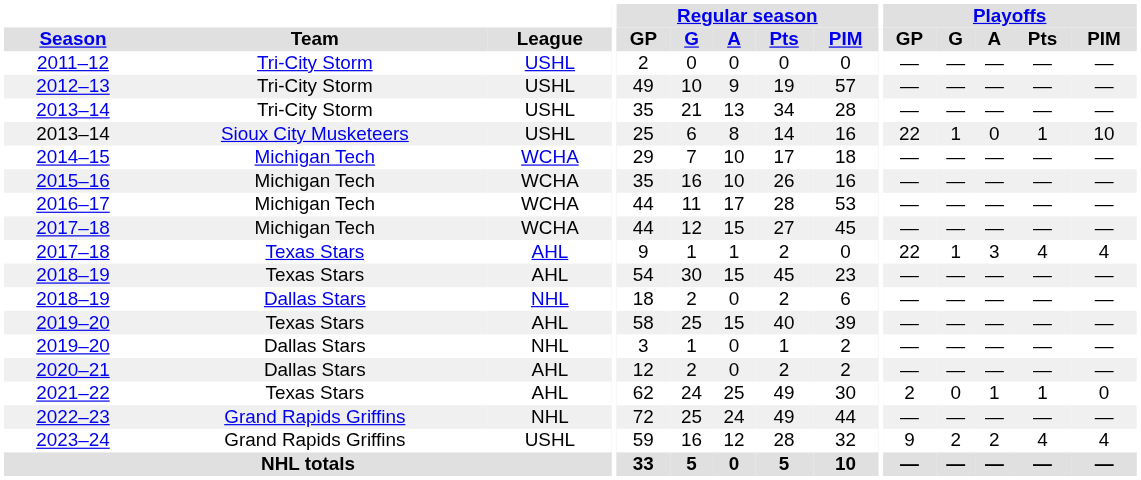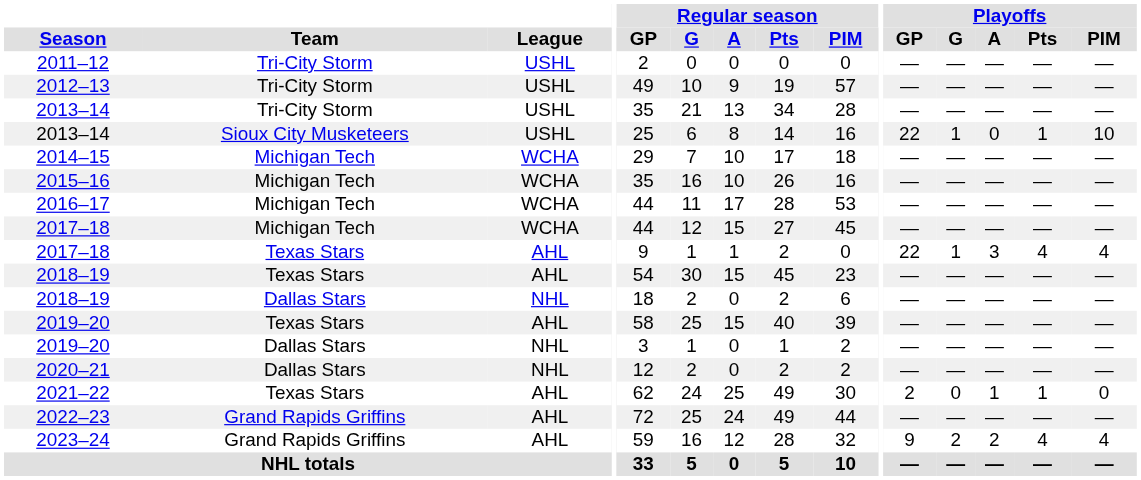(550, 369) AHL -> (550, 369) NHL
(550, 416) NHL -> (550, 416) AHL
(550, 440) USHL -> (550, 440) AHL
